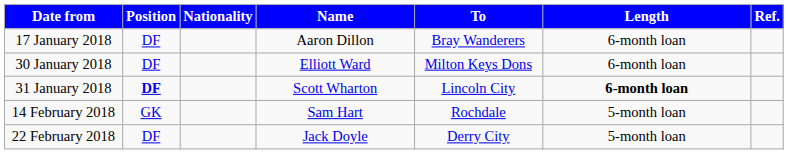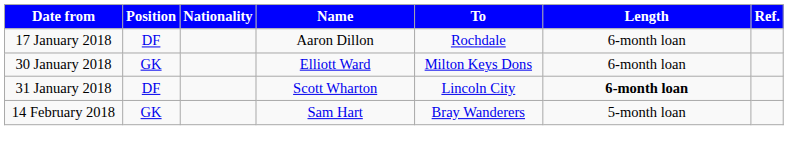(478, 40) Bray Wanderers -> (478, 40) Rochdale
(151, 64) DF -> (151, 64) GK
(151, 88) bold -> (151, 88) normal
(478, 112) Rochdale -> (478, 112) Bray Wanderers
- row: (63, 136)
